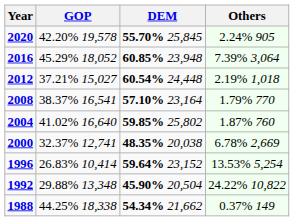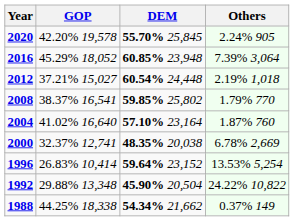(162, 99) 57.10% 23,164 -> (162, 99) 59.85% 25,802
(162, 121) 59.85% 25,802 -> (162, 121) 57.10% 23,164
